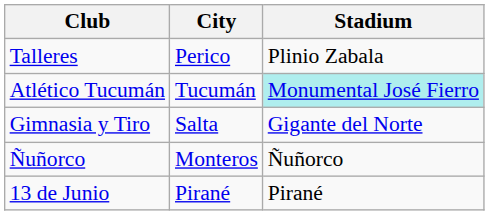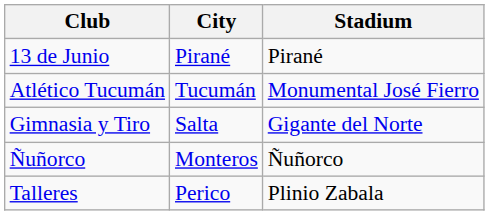rows swapped: (59, 192) <-> (44, 55)
(373, 90) paleturquoise background -> (373, 90) no background
